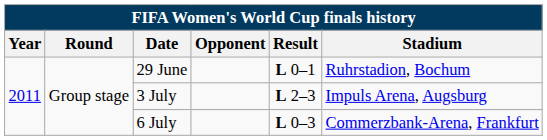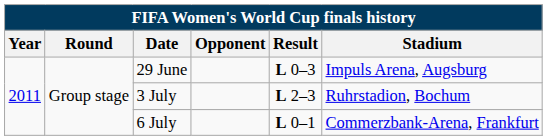(295, 69) L 0–1 -> (295, 69) L 0–3
(398, 69) Ruhrstadion, Bochum -> (406, 69) Impuls Arena, Augsburg
(406, 95) Impuls Arena, Augsburg -> (398, 95) Ruhrstadion, Bochum
(295, 122) L 0–3 -> (295, 122) L 0–1
